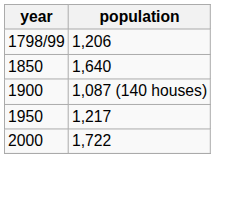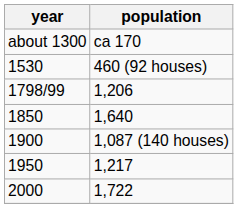+ row: (47, 41)
+ row: (26, 66)
